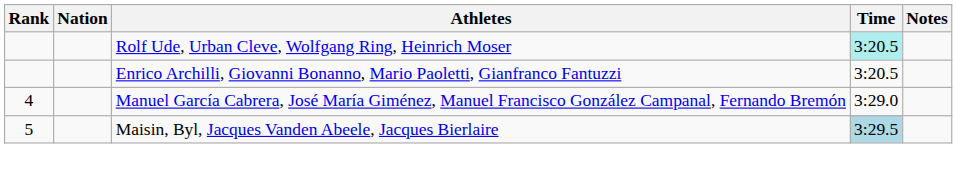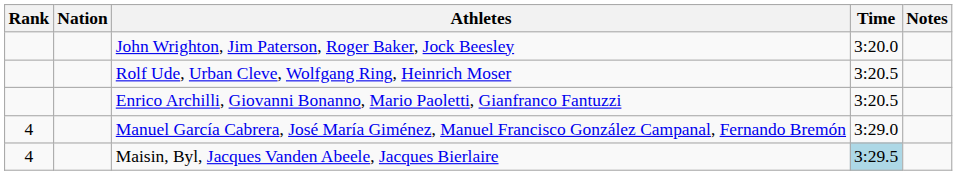+ row: (315, 45)
(876, 45) paleturquoise background -> (876, 73) no background
(29, 128) 5 -> (29, 156) 4
